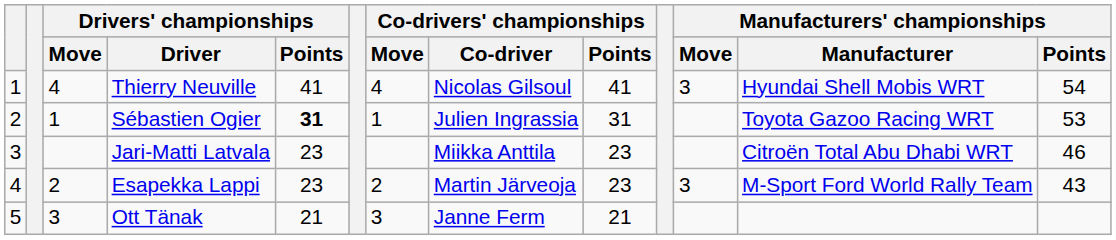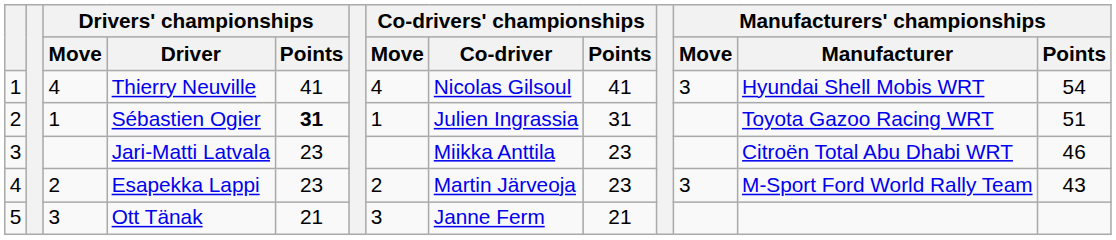(1074, 119) 53 -> (1074, 119) 51
